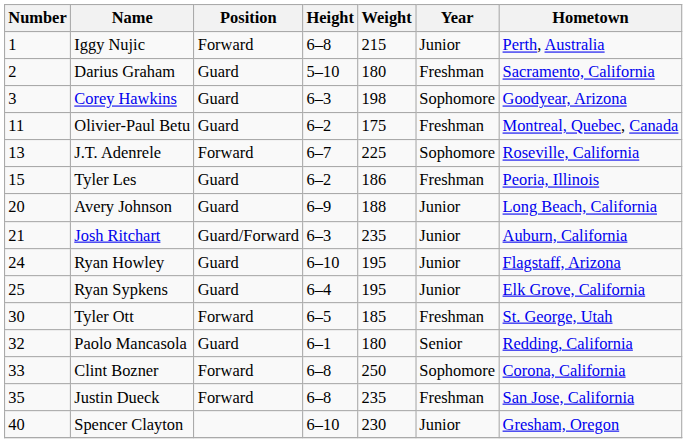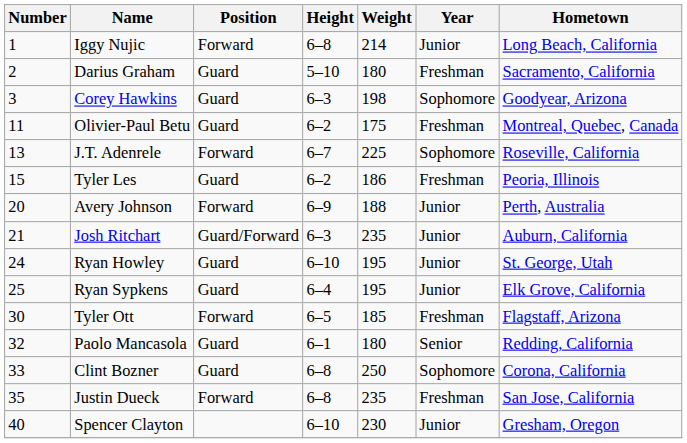(374, 45) 215 -> (374, 45) 214
(554, 45) Perth, Australia -> (580, 45) Long Beach, California
(218, 207) Guard -> (226, 207) Forward
(580, 207) Long Beach, California -> (554, 207) Perth, Australia
(562, 261) Flagstaff, Arizona -> (558, 261) St. George, Utah
(558, 315) St. George, Utah -> (562, 315) Flagstaff, Arizona
(226, 370) Forward -> (218, 370) Guard
